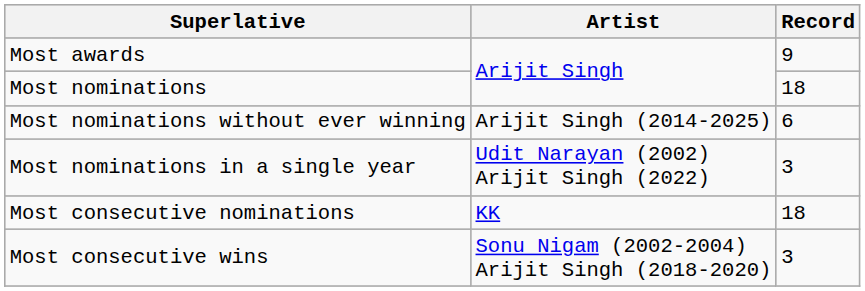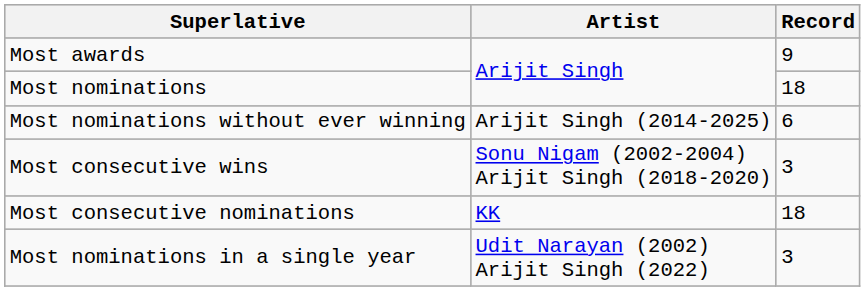rows swapped: (139, 258) <-> (213, 167)
